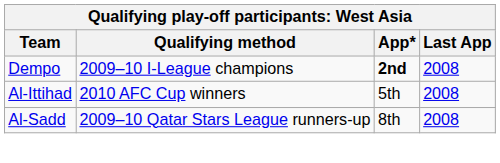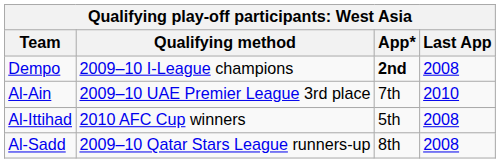+ row: (30, 94)
